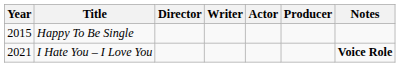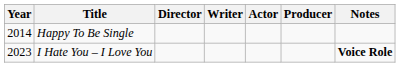(19, 33) 2015 -> (19, 33) 2014
(19, 52) 2021 -> (19, 52) 2023
